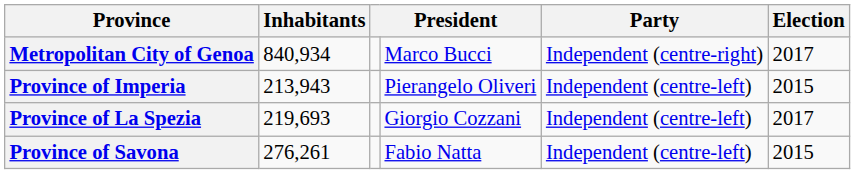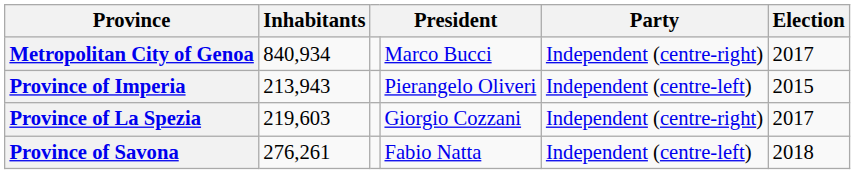(297, 119) 219,693 -> (297, 119) 219,603
(649, 119) Independent (centre-left) -> (654, 119) Independent (centre-right)
(793, 151) 2015 -> (793, 151) 2018
